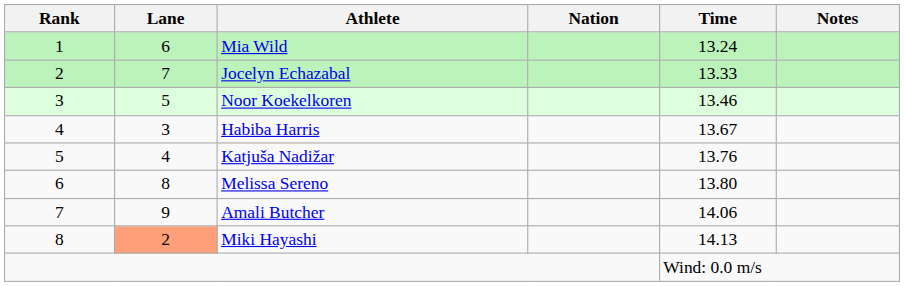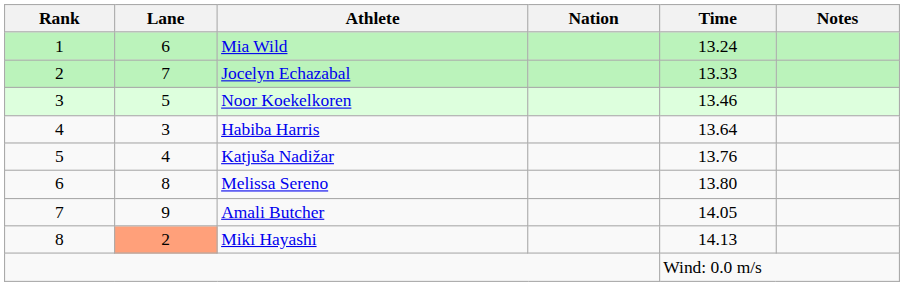(718, 128) 13.67 -> (718, 128) 13.64
(718, 211) 14.06 -> (718, 211) 14.05
